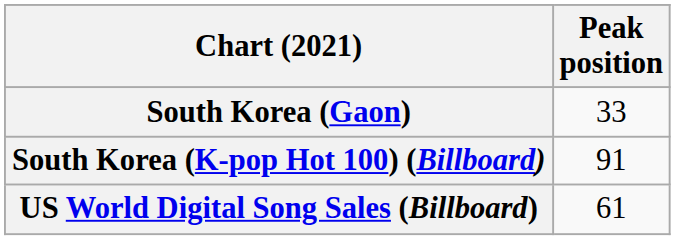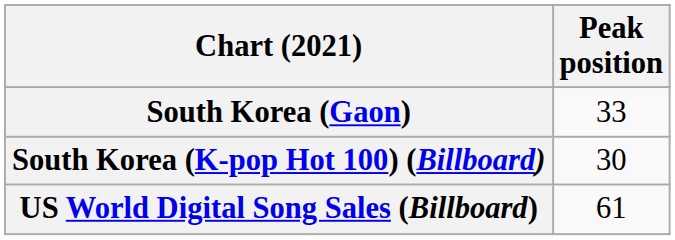(611, 160) 91 -> (611, 160) 30
